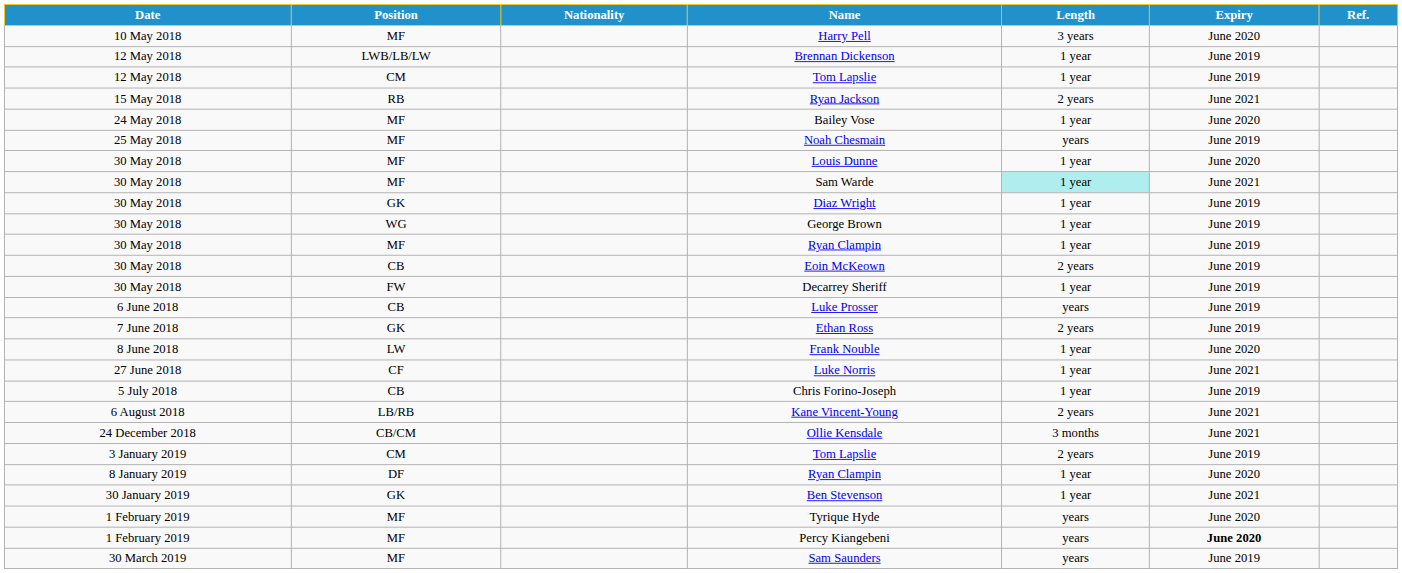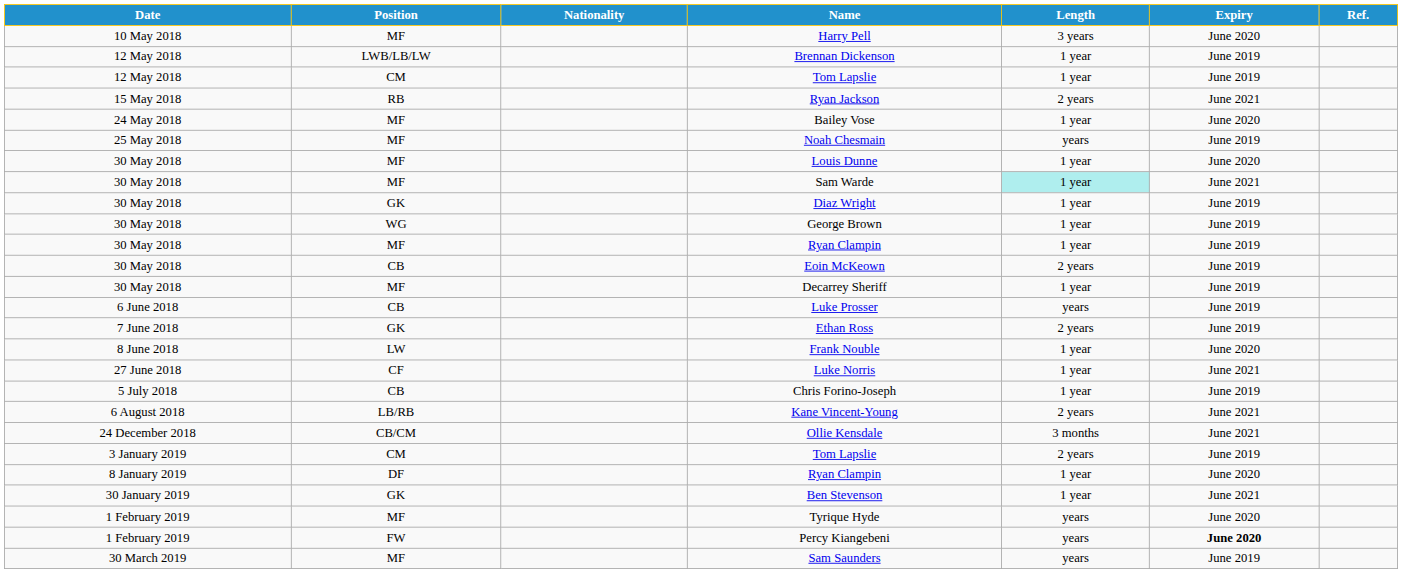(396, 287) FW -> (396, 287) MF
(396, 537) MF -> (396, 537) FW
